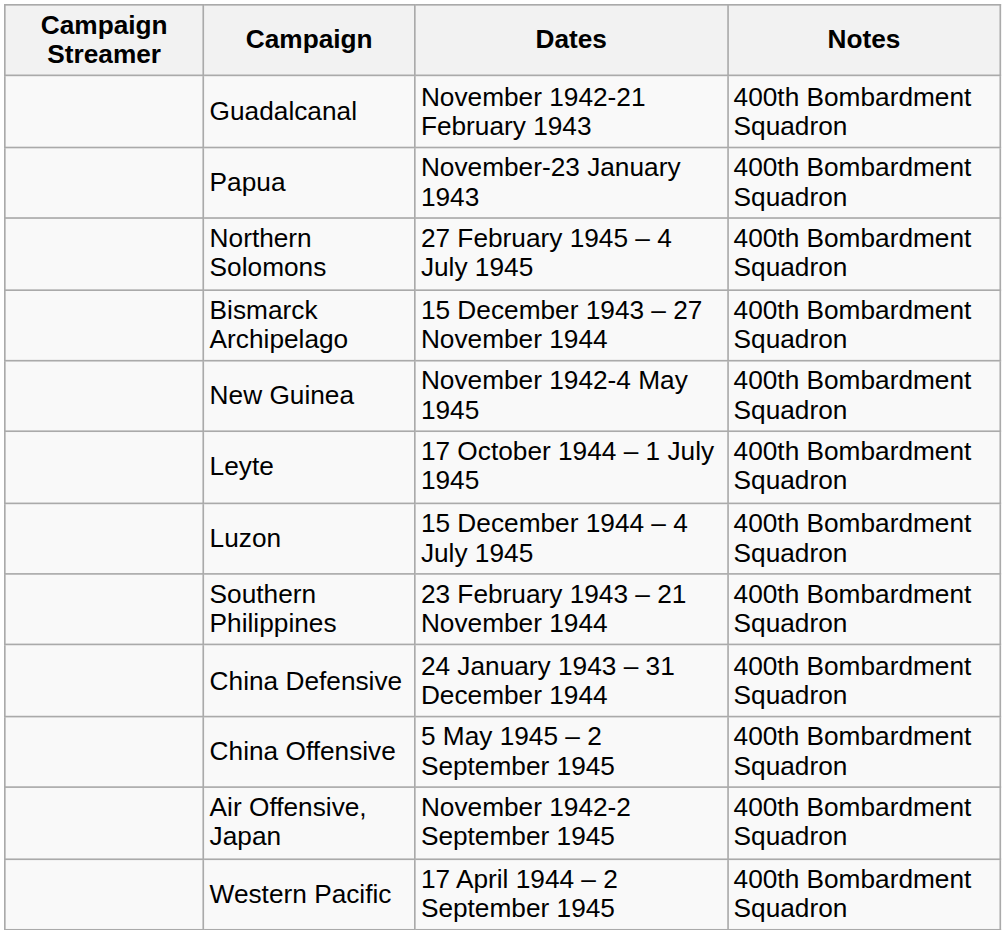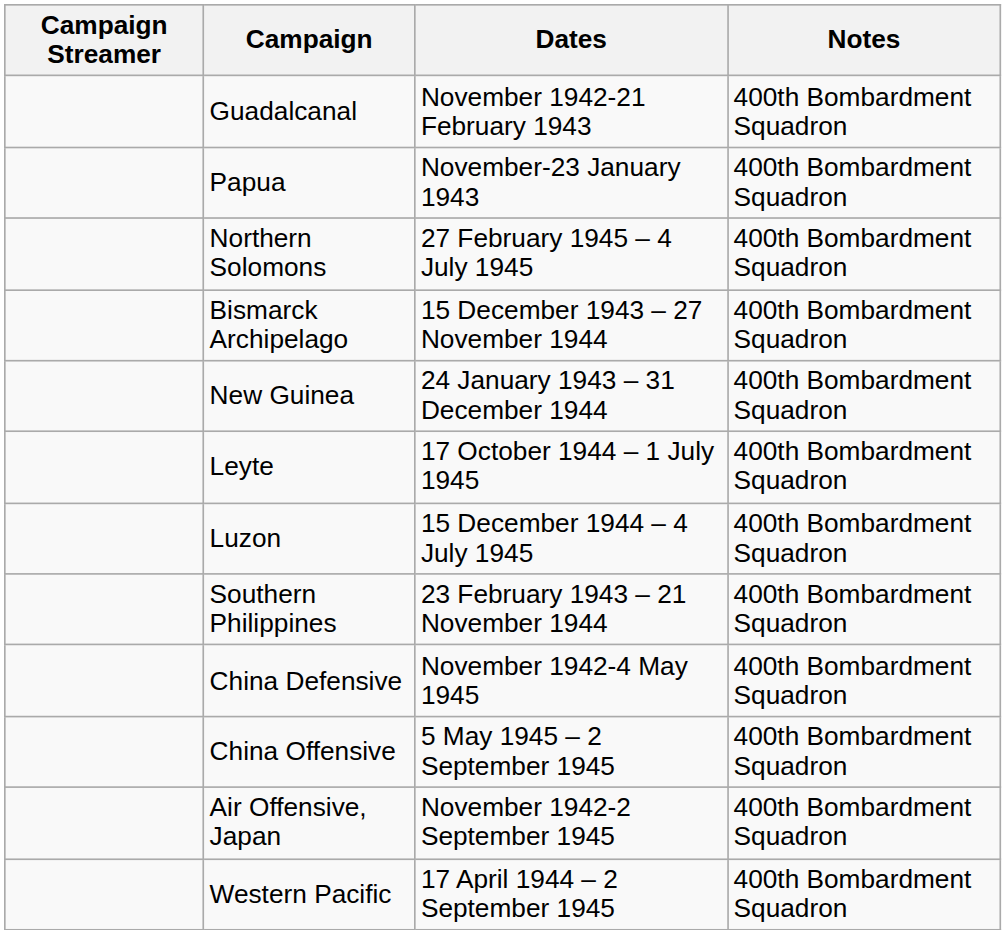(554, 395) November 1942-4 May 1945 -> (548, 395) 24 January 1943 – 31 December 1944
(548, 680) 24 January 1943 – 31 December 1944 -> (554, 680) November 1942-4 May 1945
